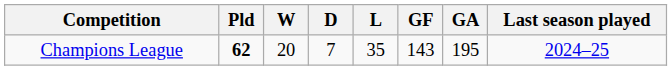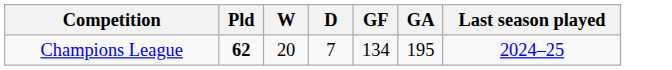- column: (376, 19)
(421, 50) 143 -> (376, 50) 134
